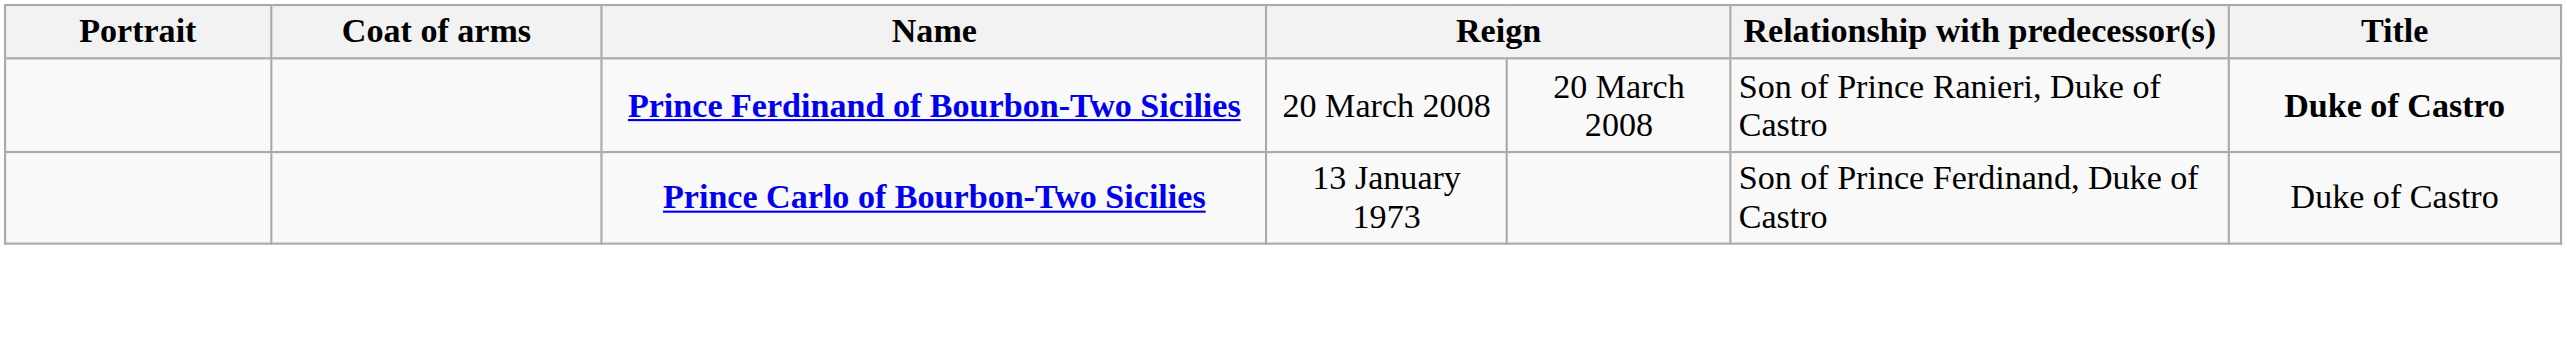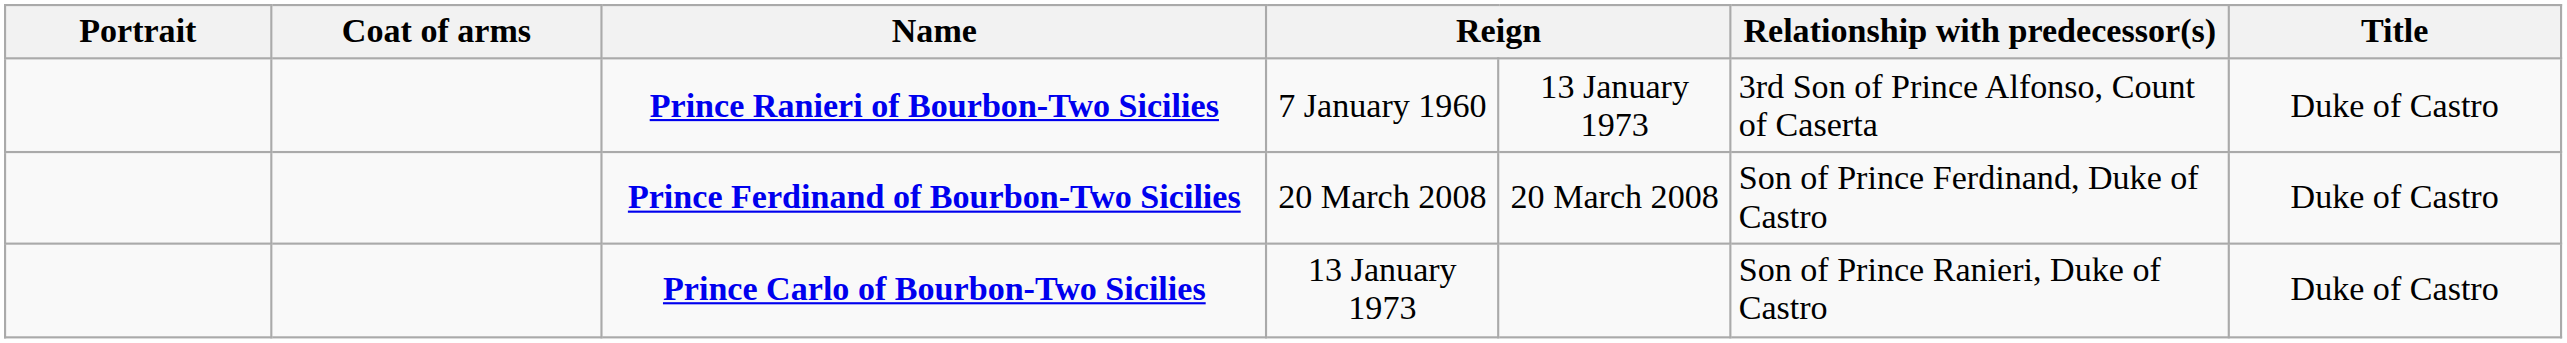+ row: (934, 104)
(1950, 104) Son of Prince Ranieri, Duke of Castro -> (1969, 197) Son of Prince Ferdinand, Duke of Castro
(2395, 104) bold -> (2395, 197) normal
(1969, 197) Son of Prince Ferdinand, Duke of Castro -> (1950, 289) Son of Prince Ranieri, Duke of Castro
